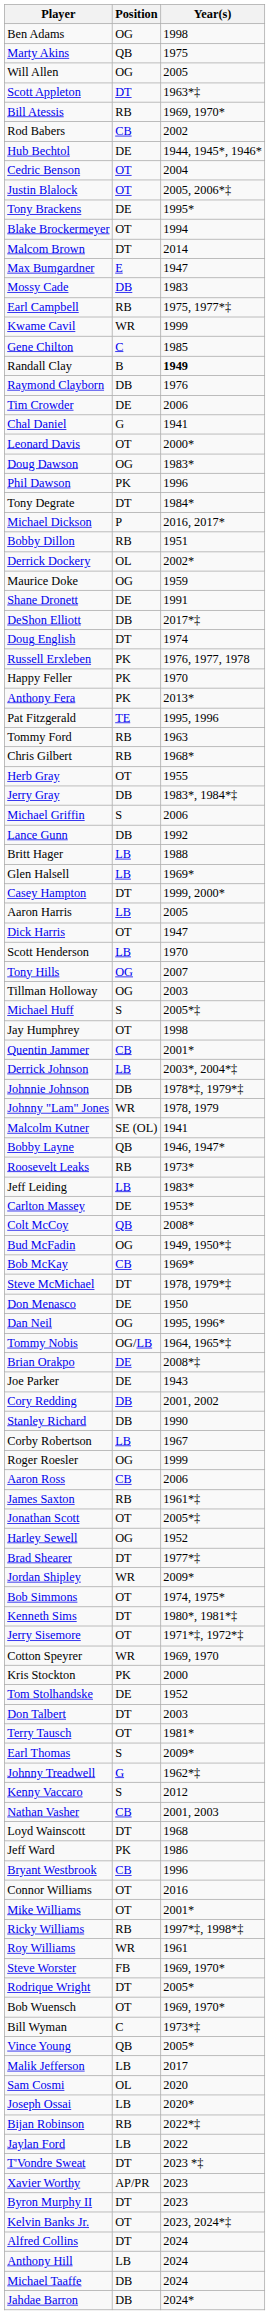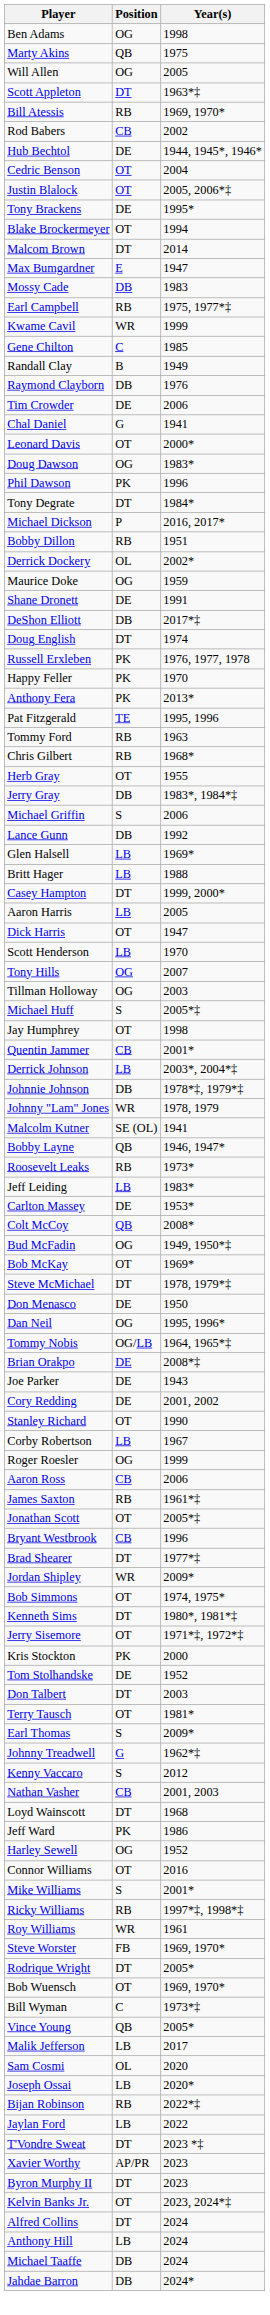(176, 365) bold -> (176, 365) normal
rows swapped: (35, 854) <-> (38, 873)
(123, 1264) CB -> (123, 1264) OT
(124, 1401) DB -> (123, 1401) DE
(124, 1421) DB -> (123, 1421) OT
rows swapped: (42, 1538) <-> (52, 1870)
- row: (45, 1655)
(123, 1909) OT -> (119, 1889) S
